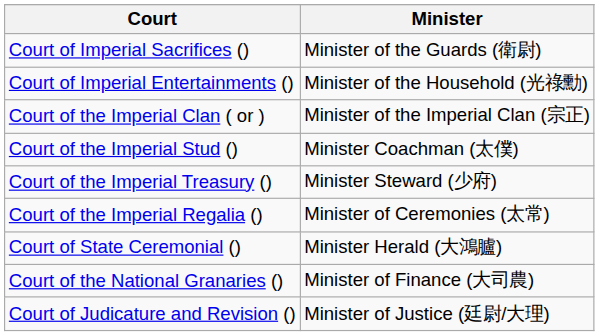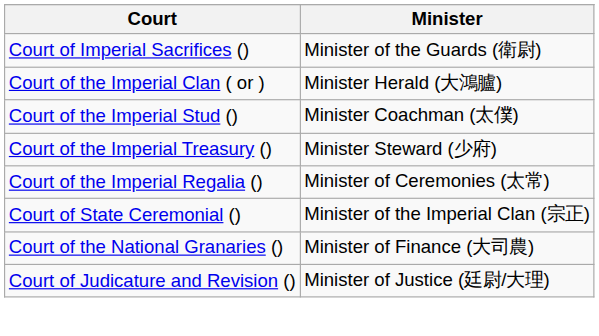- row: (151, 83)
(447, 115) Minister of the Imperial Clan (宗正) -> (403, 82) Minister Herald (大鴻臚)
(403, 247) Minister Herald (大鴻臚) -> (447, 214) Minister of the Imperial Clan (宗正)
